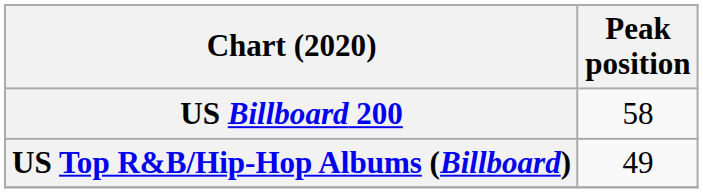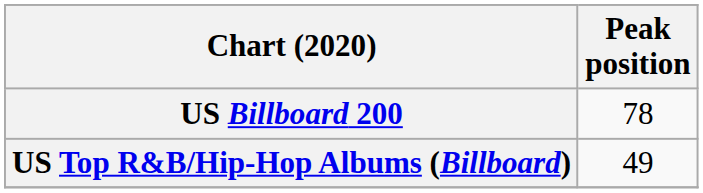(638, 113) 58 -> (638, 113) 78
